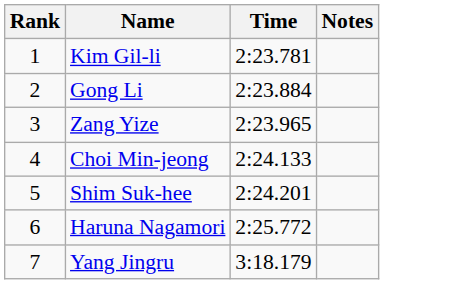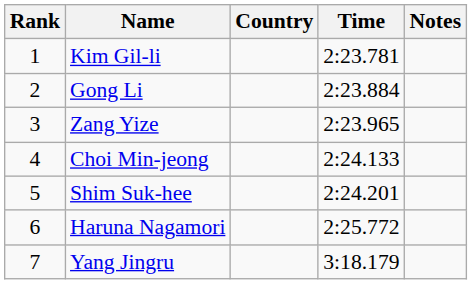+ column: (274, 21)
